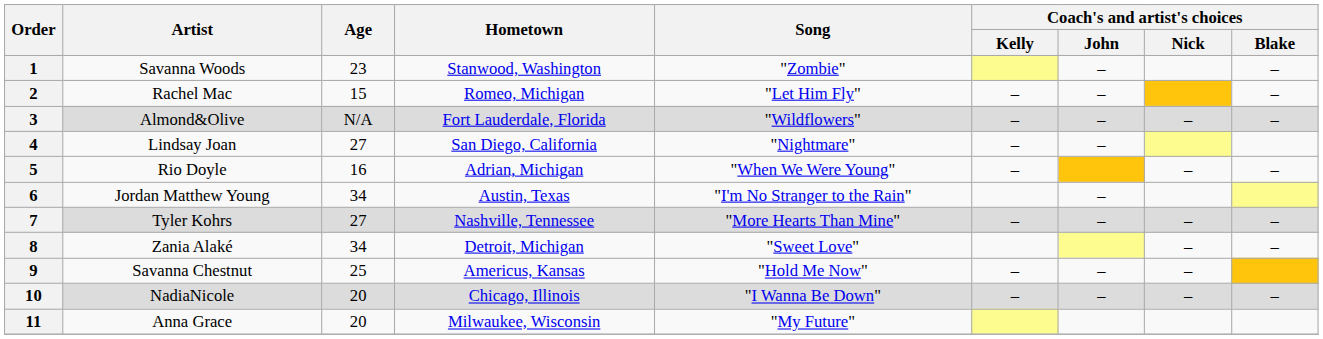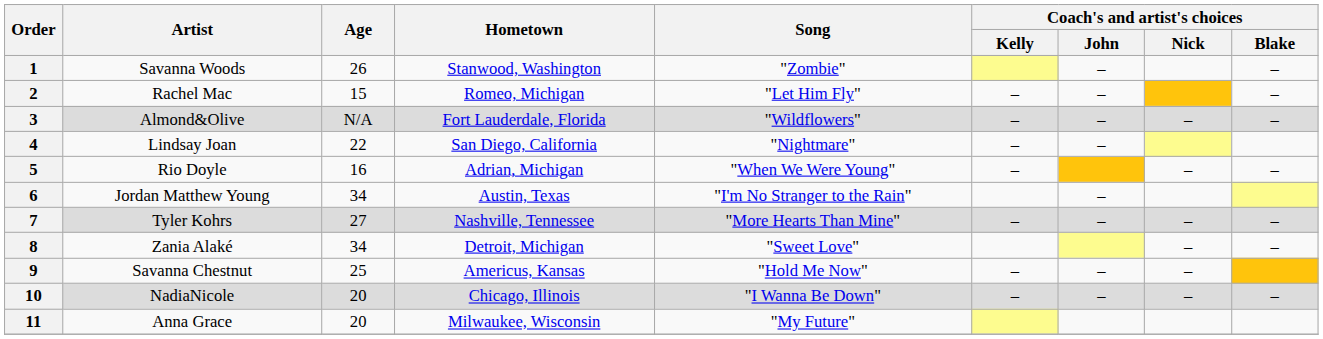(358, 68) 23 -> (358, 68) 26
(358, 144) 27 -> (358, 144) 22
